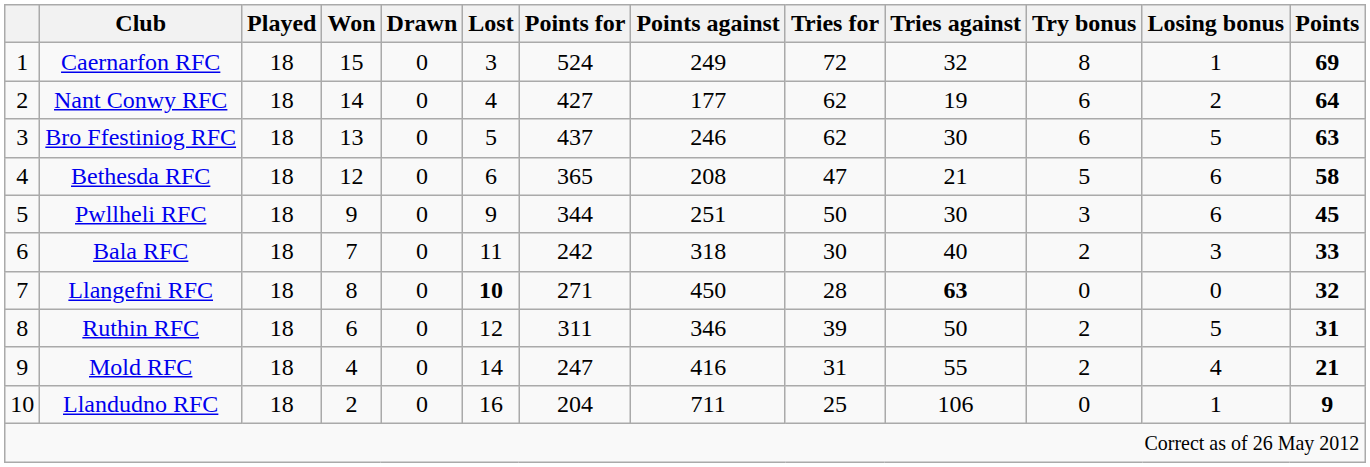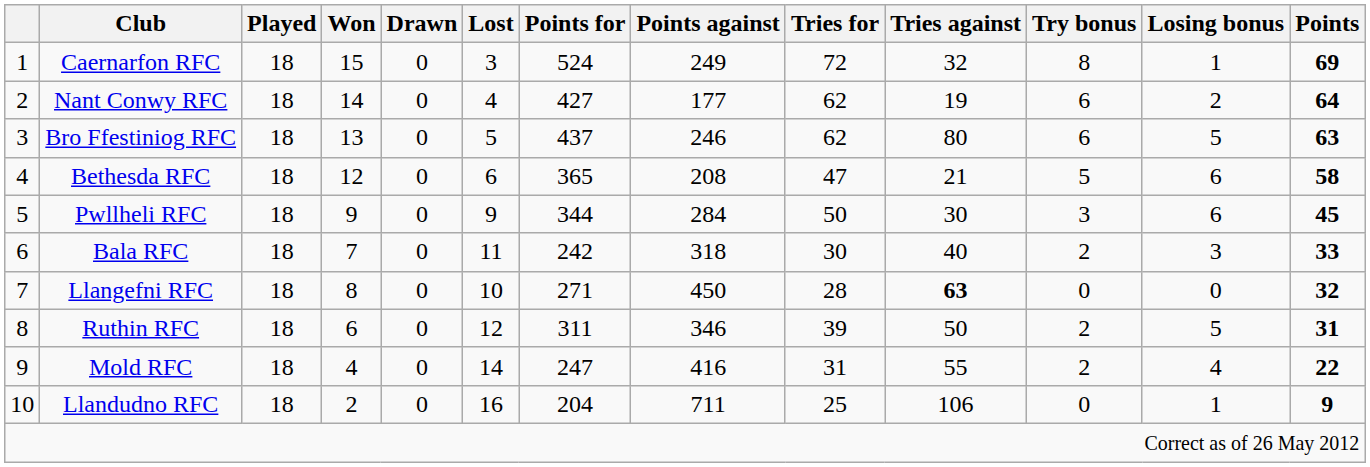(956, 137) 30 -> (956, 137) 80
(708, 213) 251 -> (708, 213) 284
(491, 289) bold -> (491, 289) normal
(1327, 366) 21 -> (1327, 366) 22
